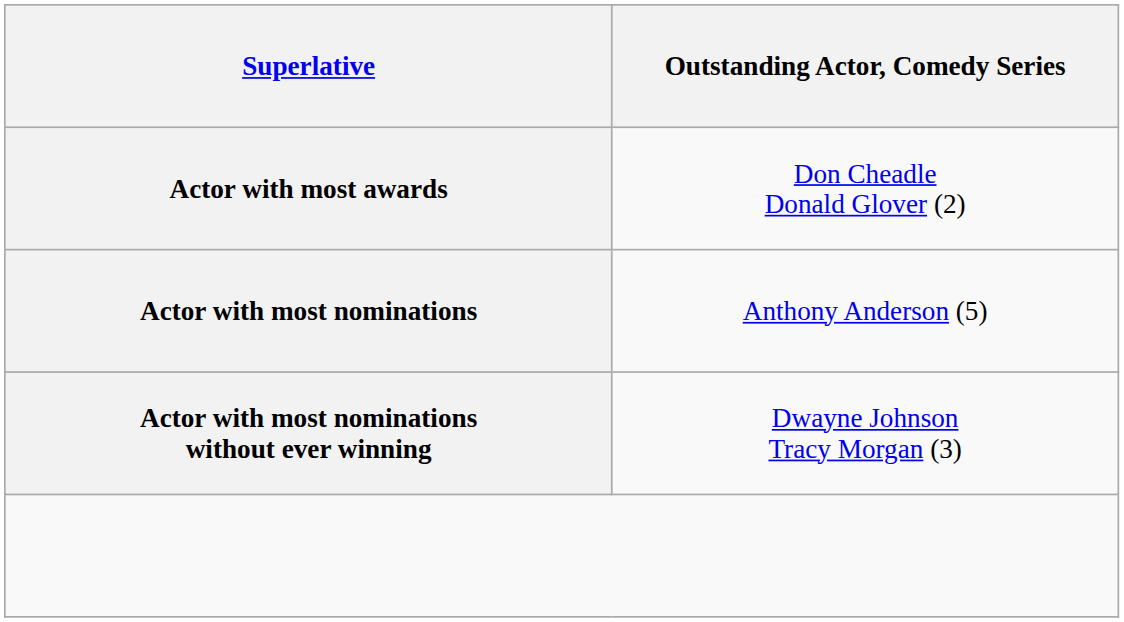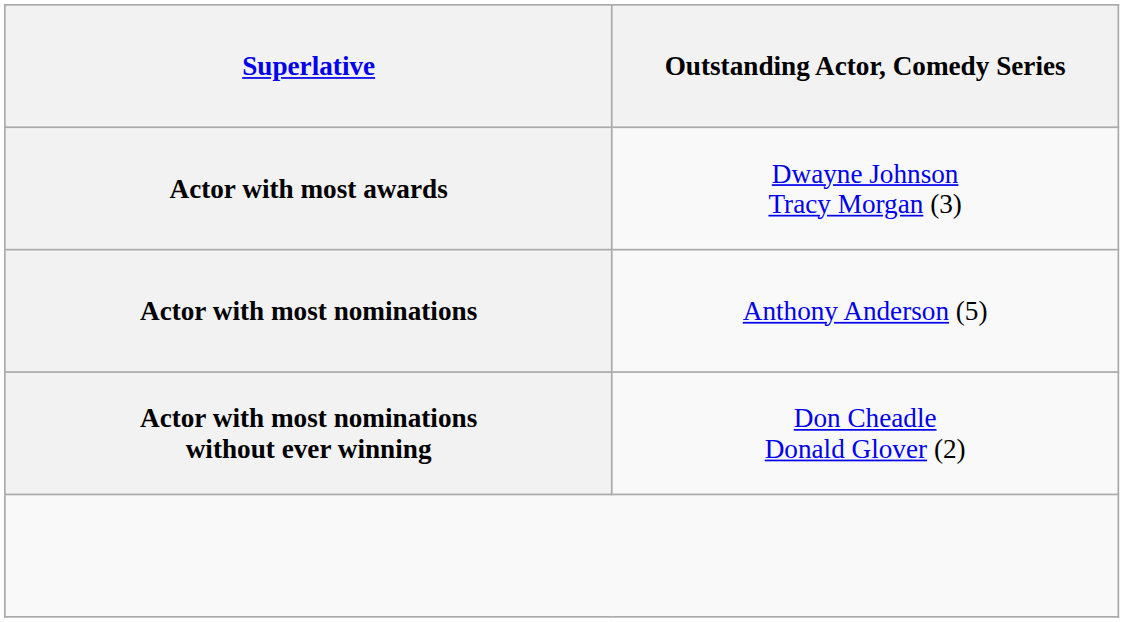(865, 188) Don Cheadle Donald Glover (2) -> (865, 188) Dwayne Johnson Tracy Morgan (3)
(865, 432) Dwayne Johnson Tracy Morgan (3) -> (865, 432) Don Cheadle Donald Glover (2)
